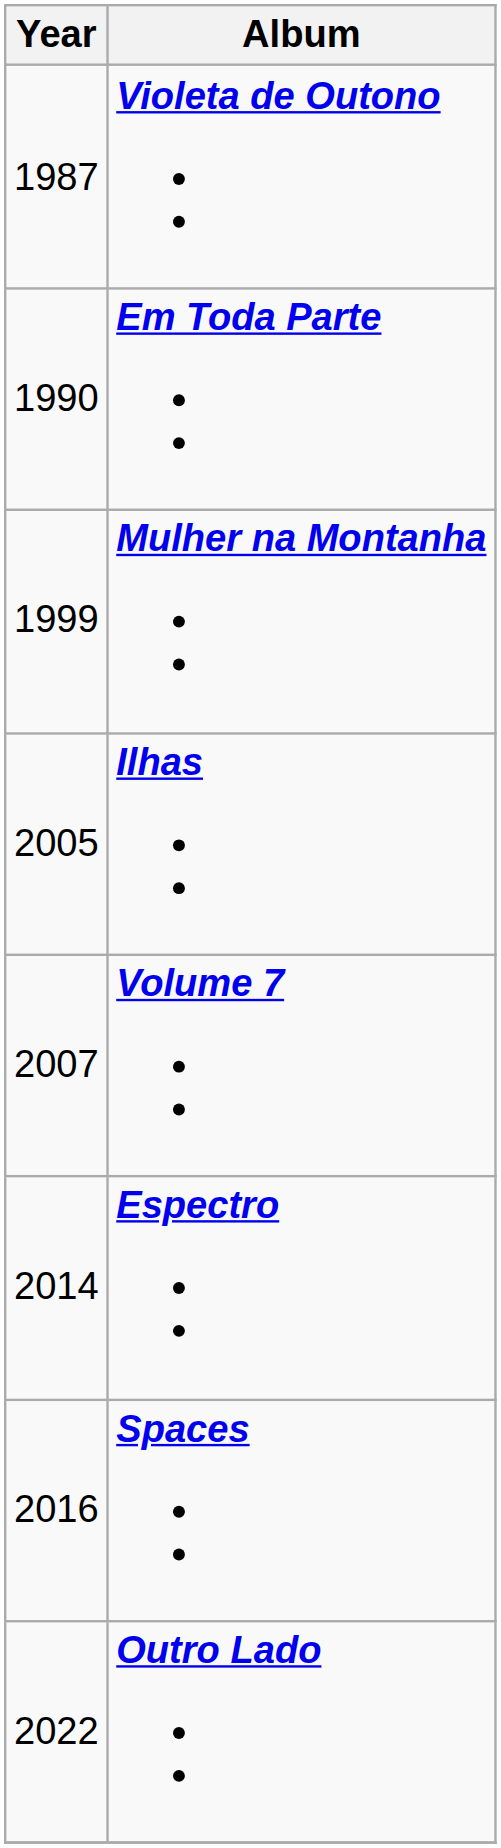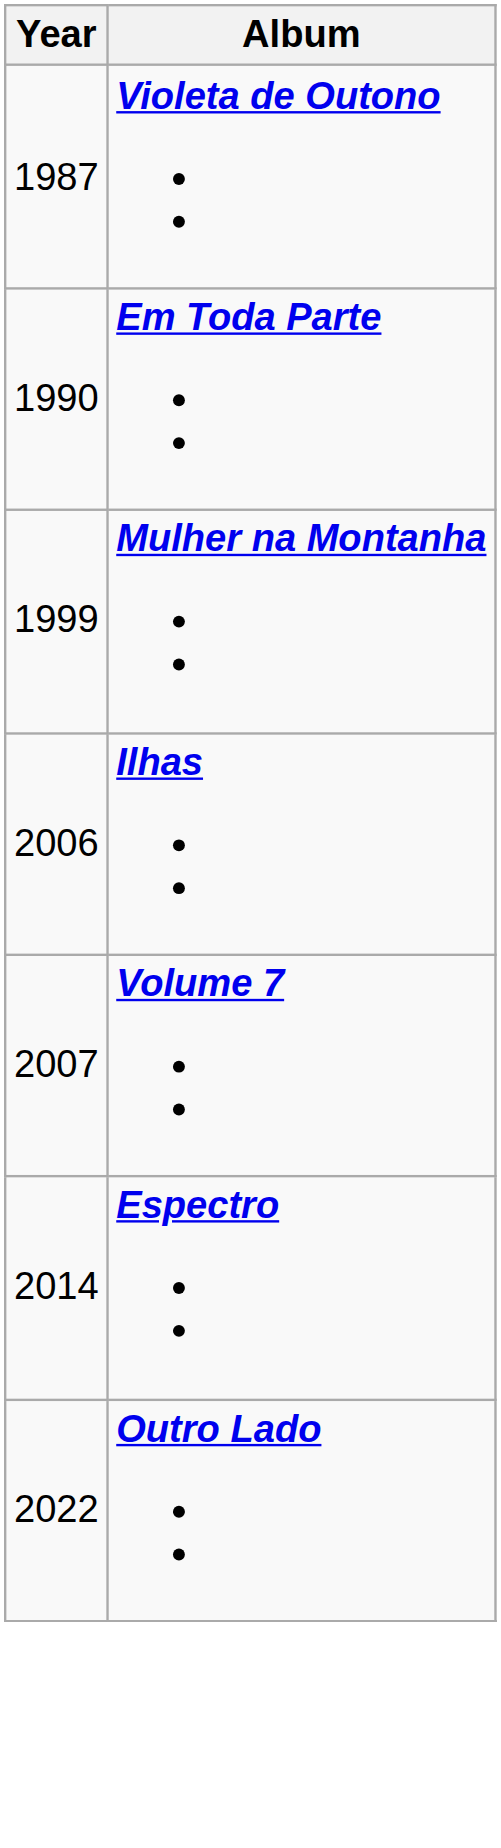(56, 842) 2005 -> (56, 842) 2006
- row: (301, 1491)
